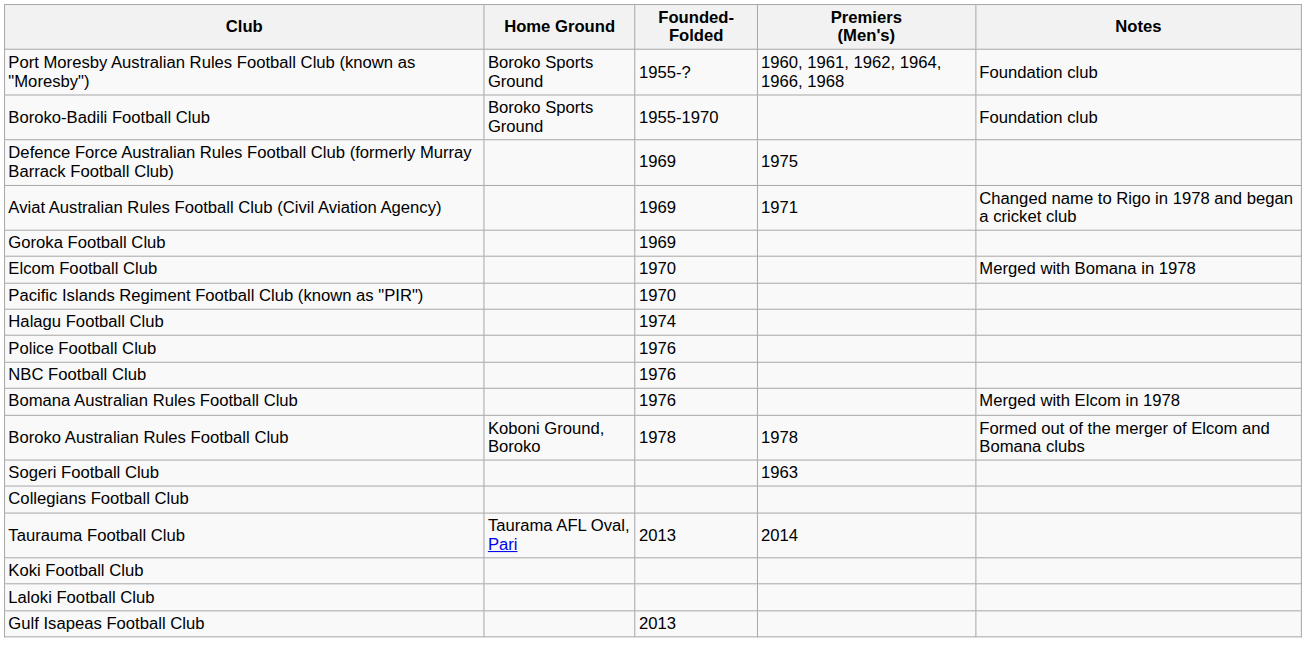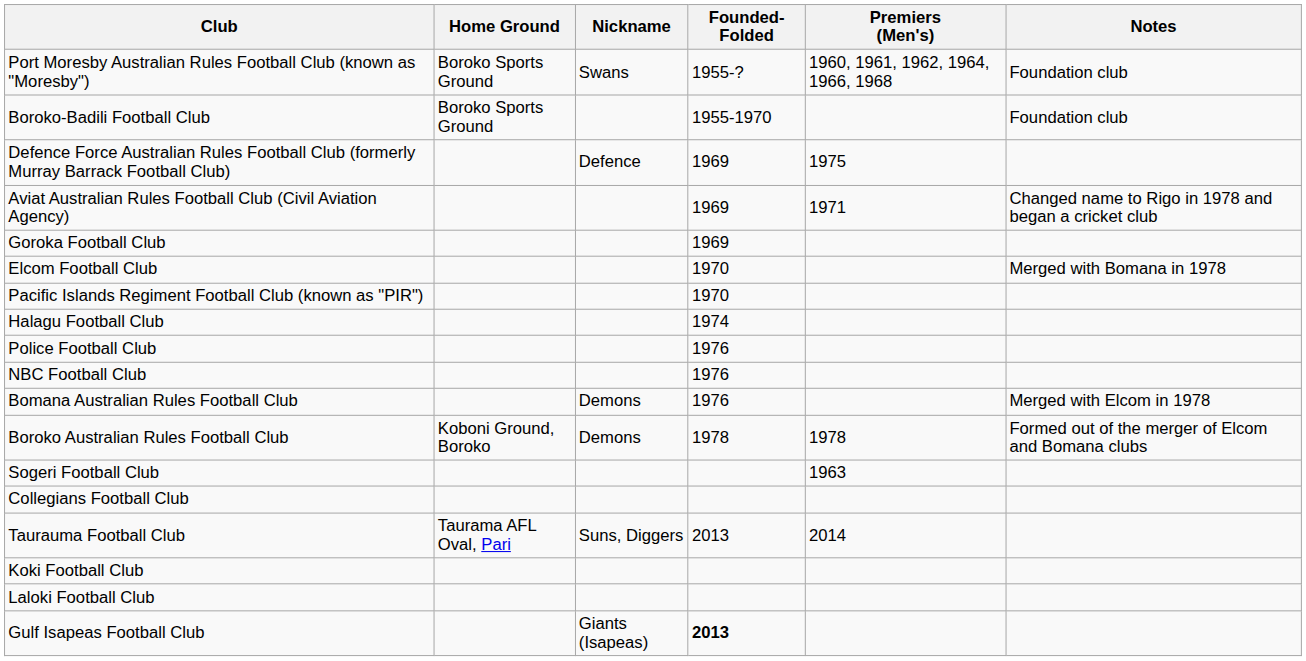+ column: (632, 27)
(658, 623) normal -> (710, 633) bold
